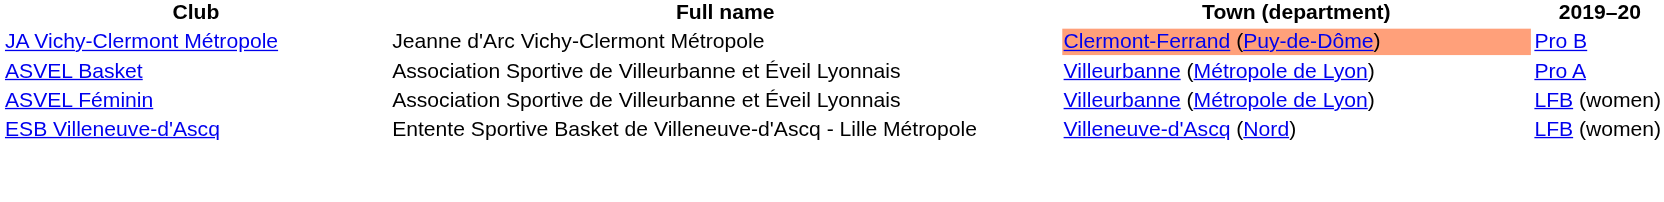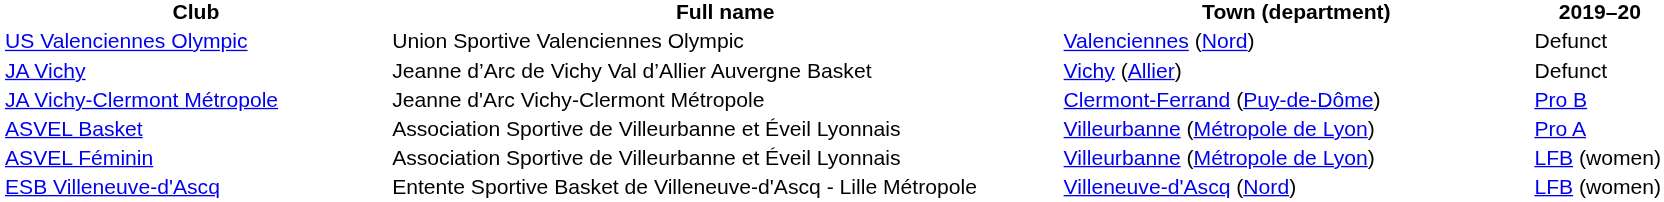+ row: (126, 41)
+ row: (45, 70)
(1222, 41) lightsalmon background -> (1222, 99) no background
